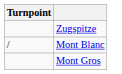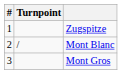+ column: (9, 12)
